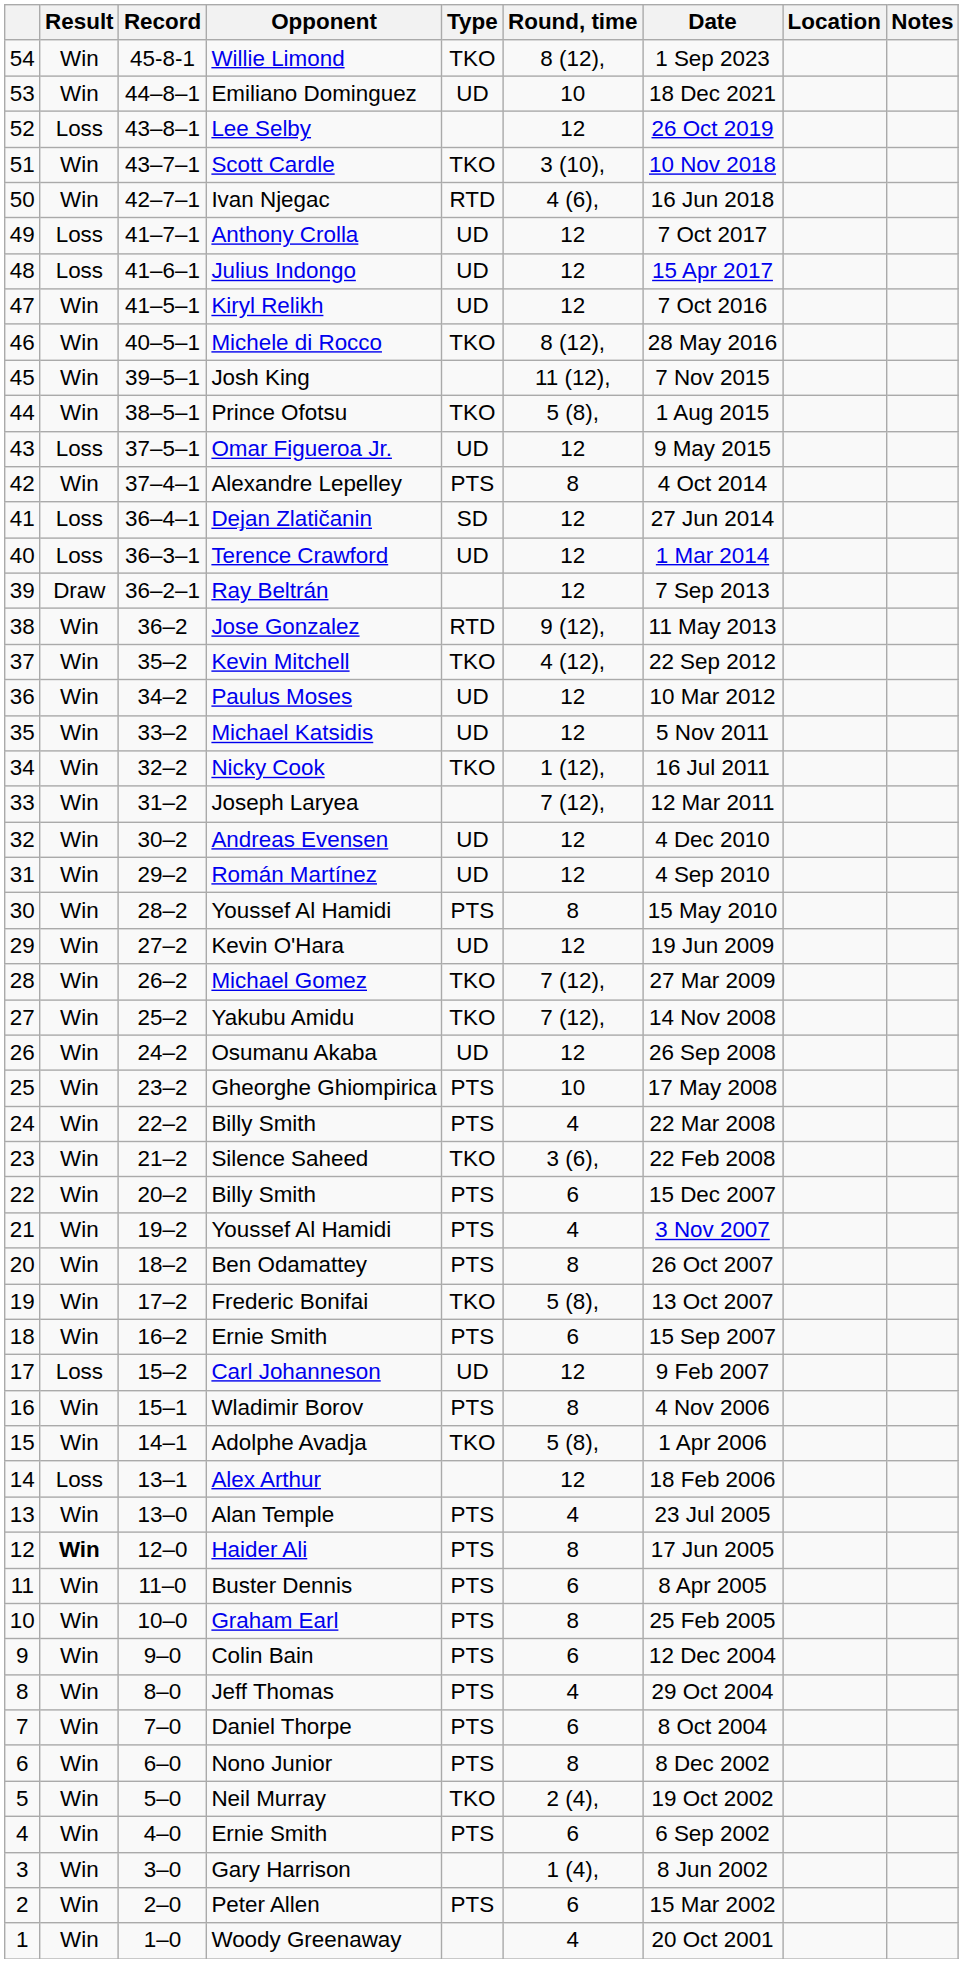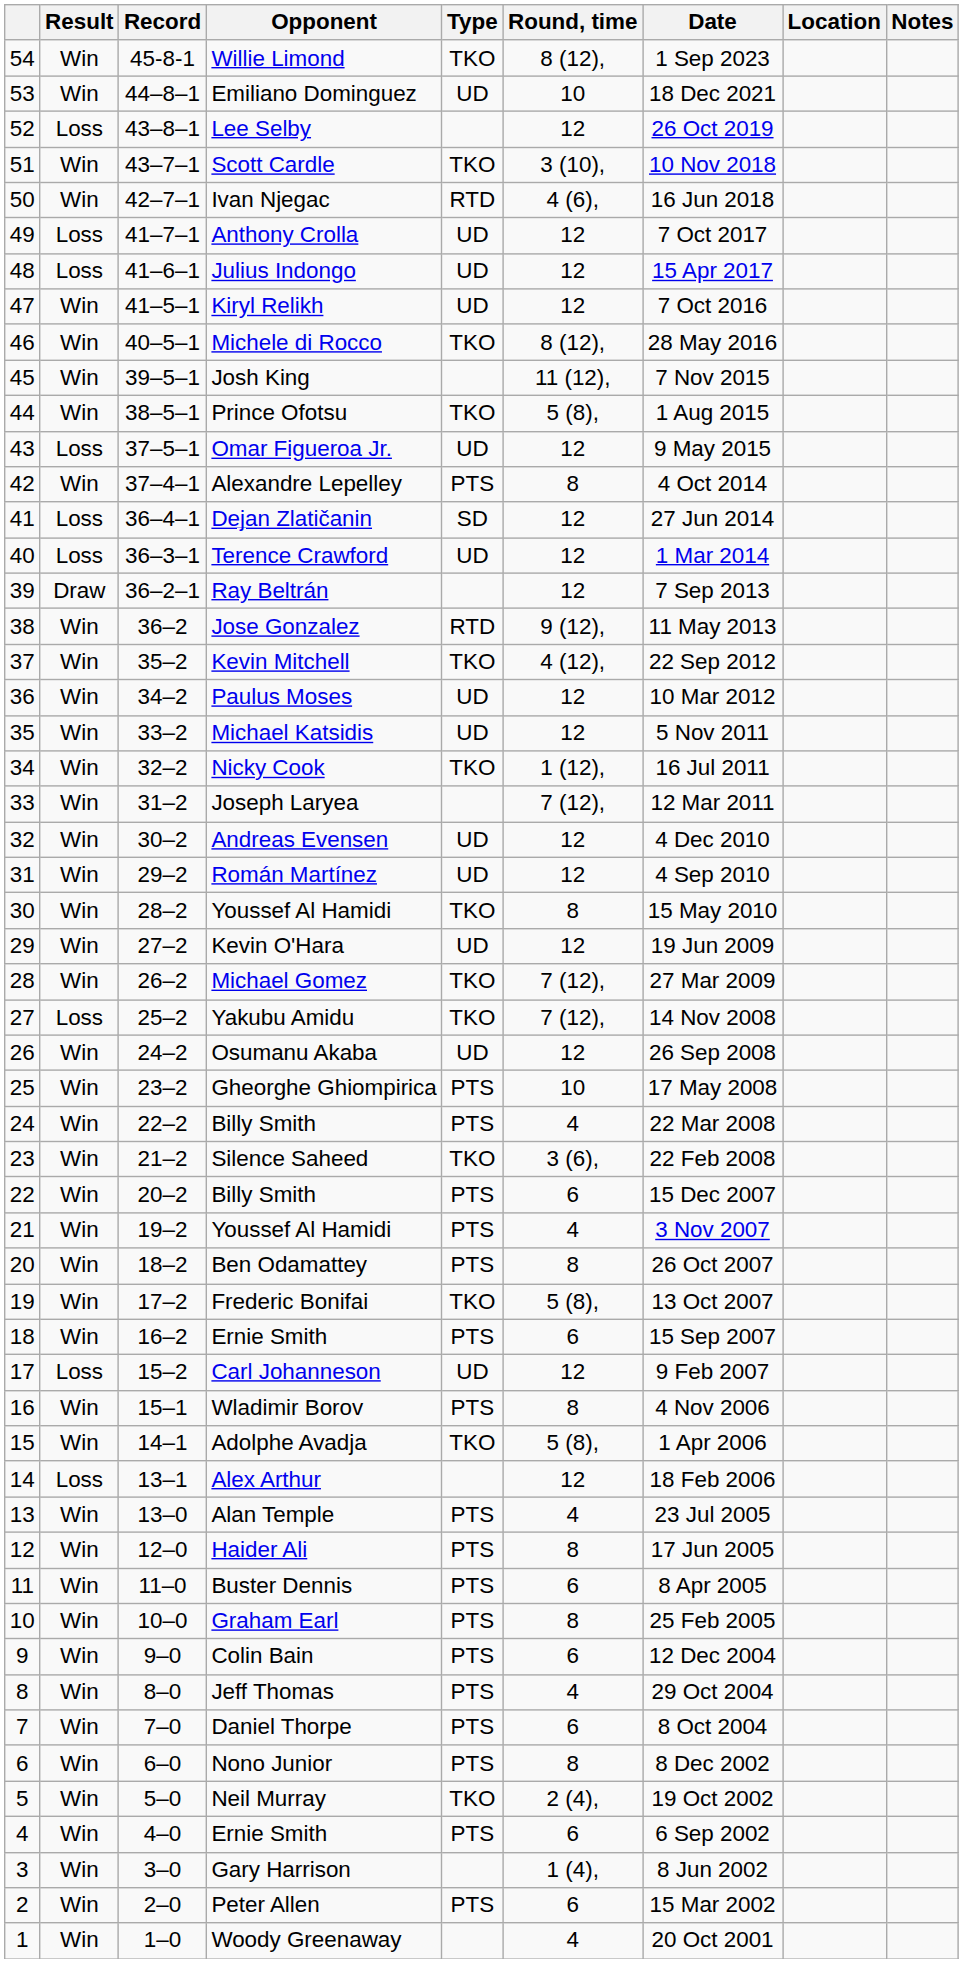(472, 910) PTS -> (472, 910) TKO
(79, 1016) Win -> (79, 1016) Loss
(79, 1549) bold -> (79, 1549) normal
